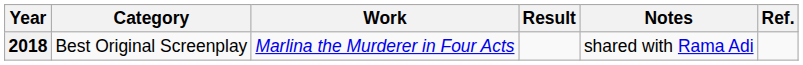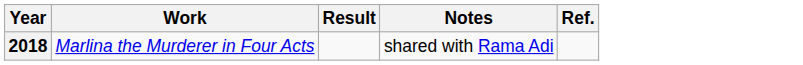- column: (151, 18)
